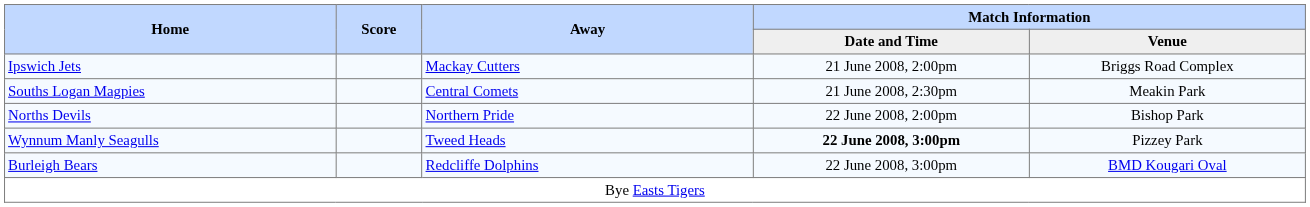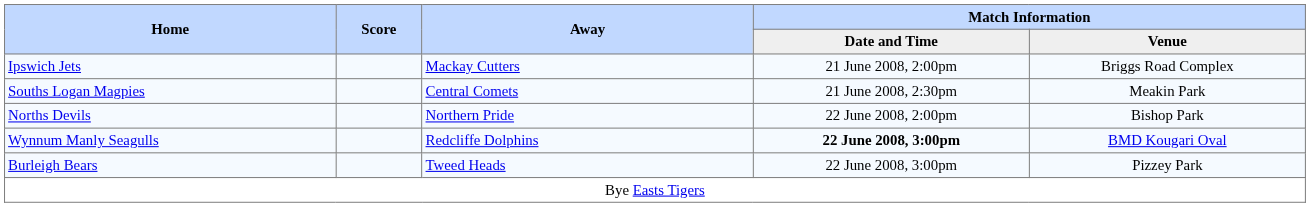(466, 140) Tweed Heads -> (482, 140) Redcliffe Dolphins
(1167, 140) Pizzey Park -> (1167, 140) BMD Kougari Oval
(482, 165) Redcliffe Dolphins -> (466, 165) Tweed Heads
(1167, 165) BMD Kougari Oval -> (1167, 165) Pizzey Park
